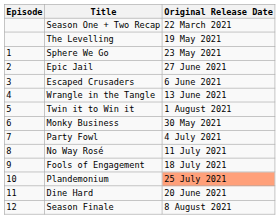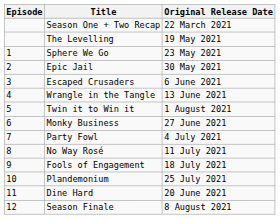(195, 67) 27 June 2021 -> (193, 67) 30 May 2021
(193, 123) 30 May 2021 -> (195, 123) 27 June 2021
(195, 179) lightsalmon background -> (195, 179) no background
